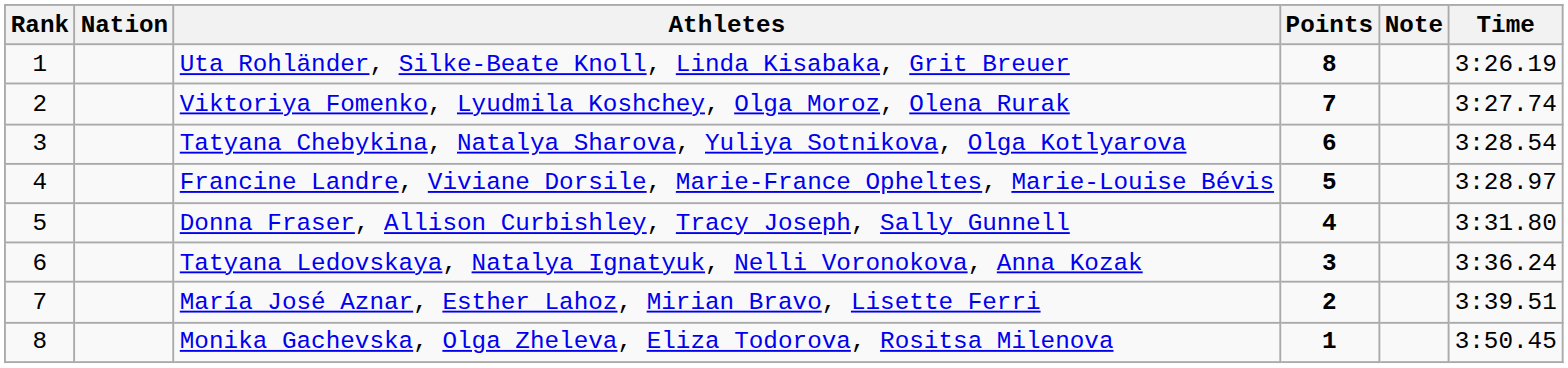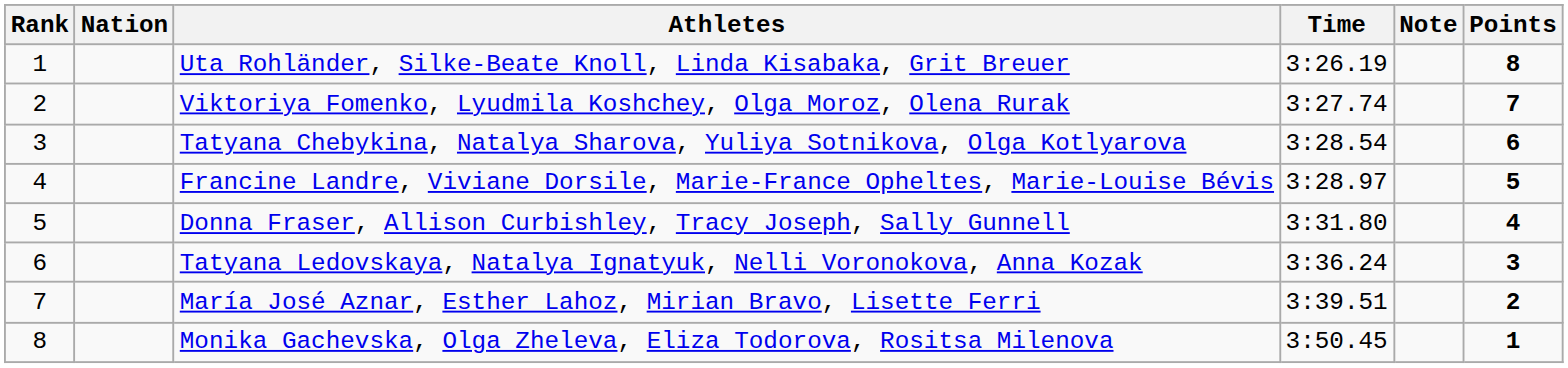columns swapped: (1506, 25) <-> (1329, 25)
